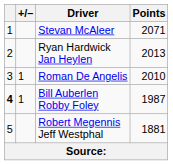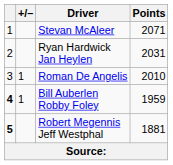(153, 53) 2013 -> (153, 53) 2031
(153, 100) 1987 -> (153, 100) 1959
(10, 129) normal -> (10, 129) bold
